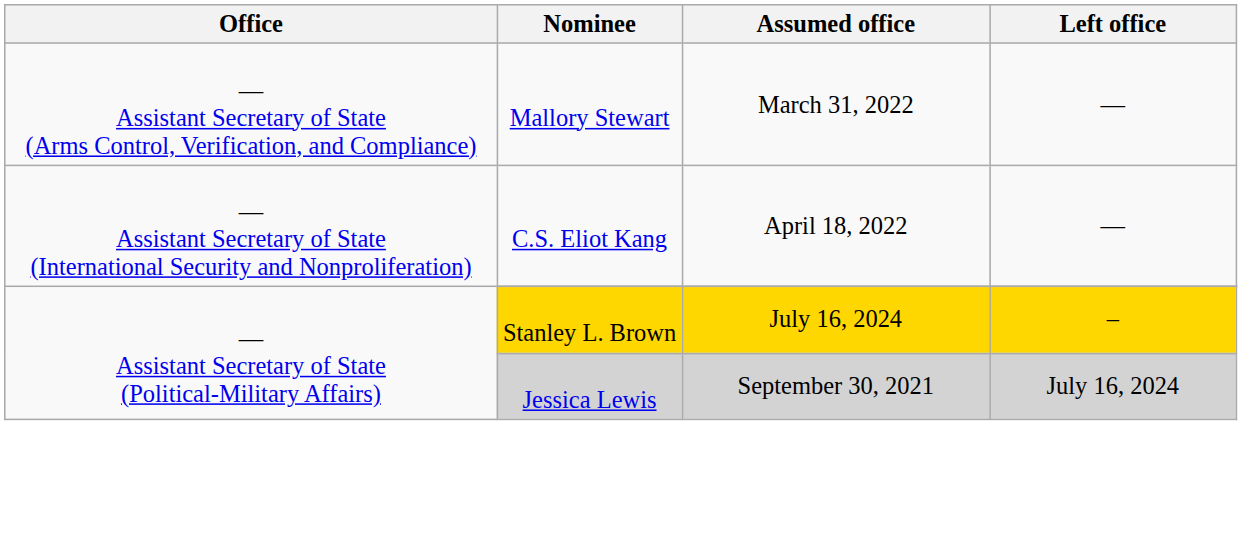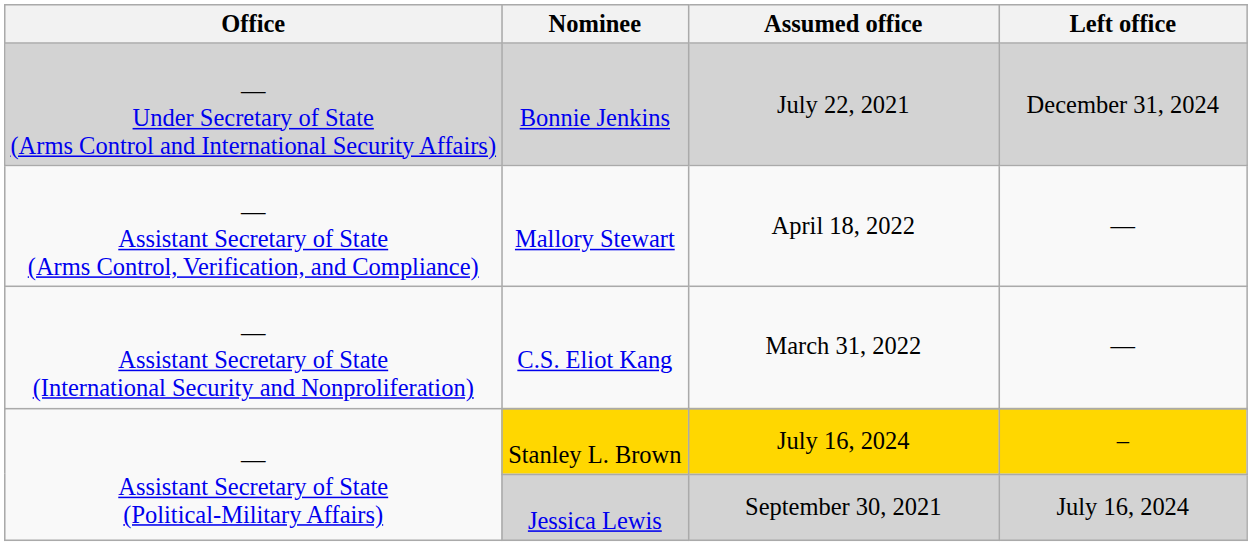+ row: (595, 117)
(836, 104) March 31, 2022 -> (843, 225) April 18, 2022
(836, 225) April 18, 2022 -> (843, 346) March 31, 2022
